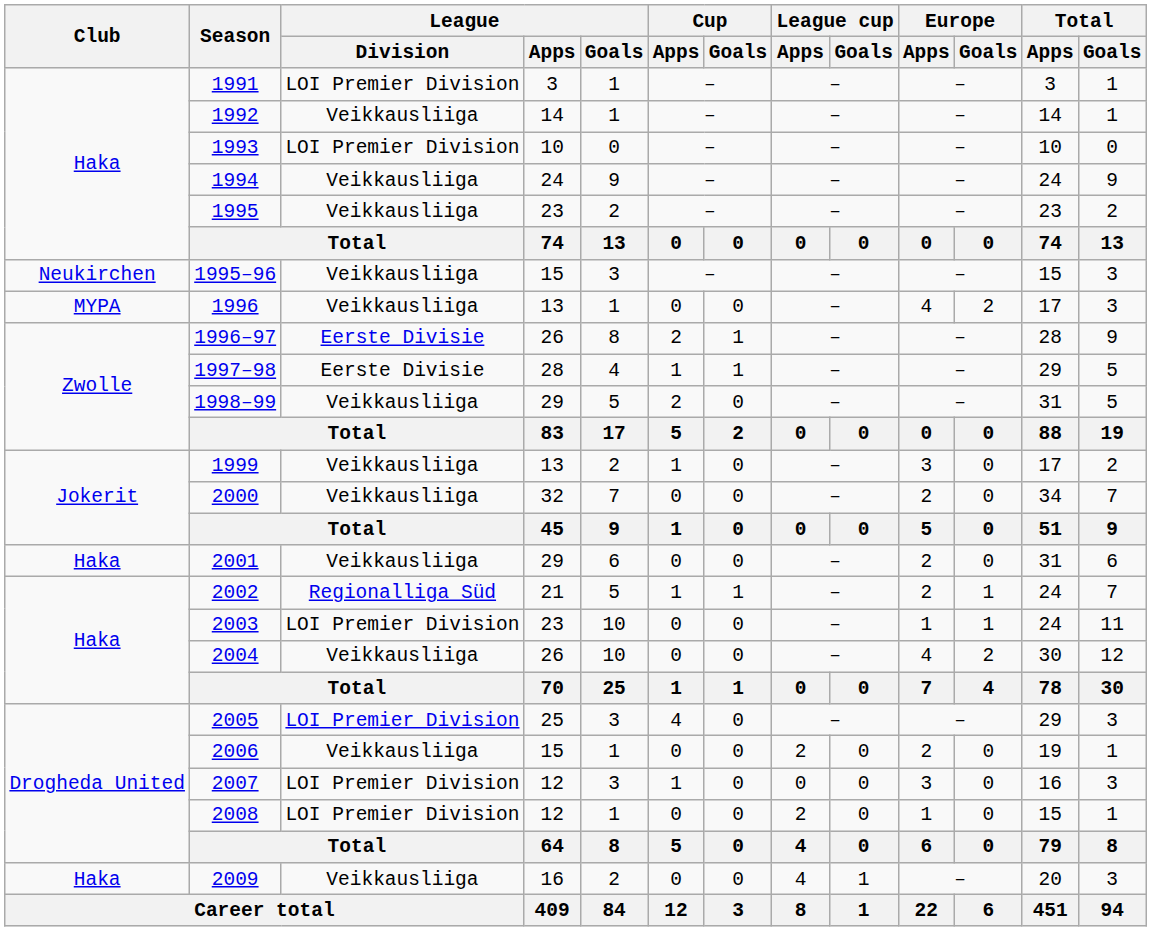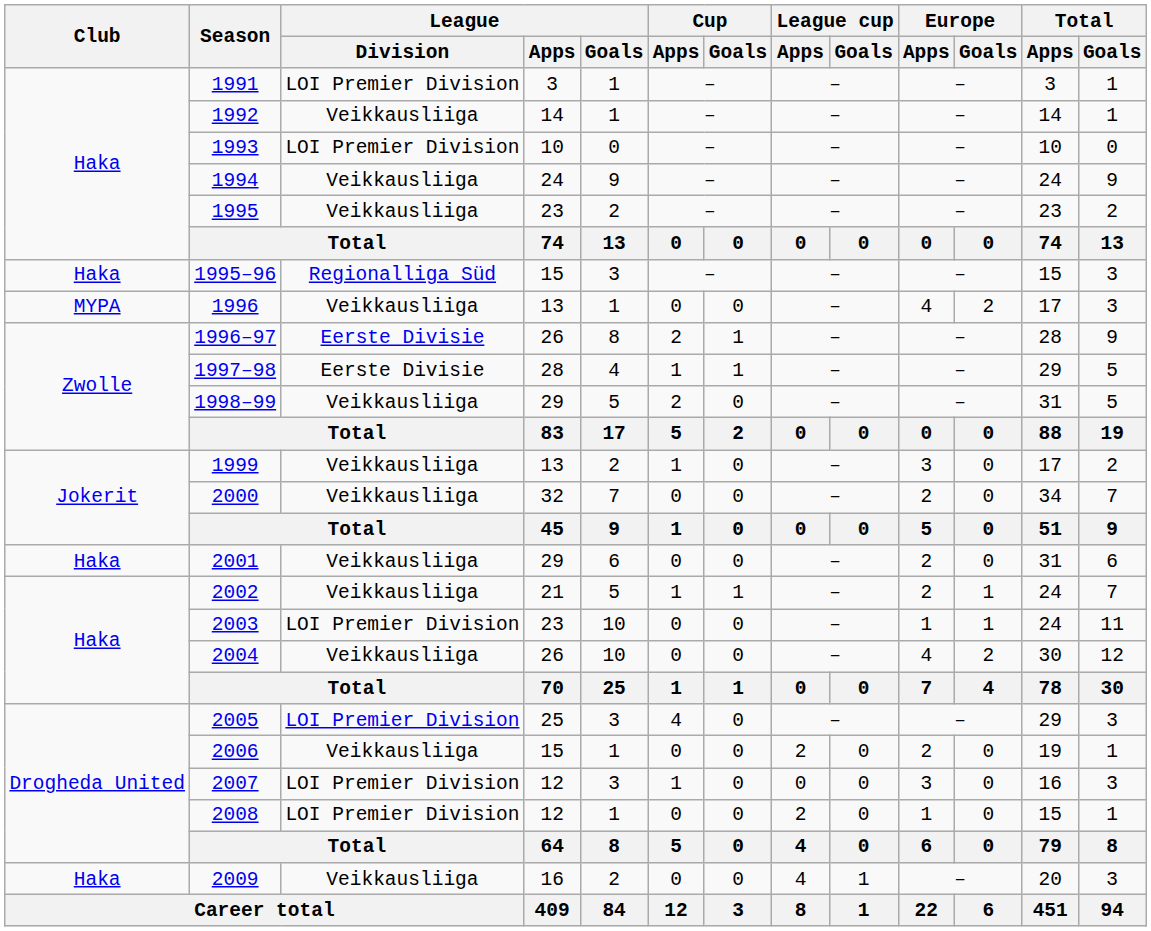(97, 275) Neukirchen -> (97, 275) Haka
(402, 275) Veikkausliiga -> (402, 275) Regionalliga Süd
(402, 593) Regionalliga Süd -> (402, 593) Veikkausliiga
